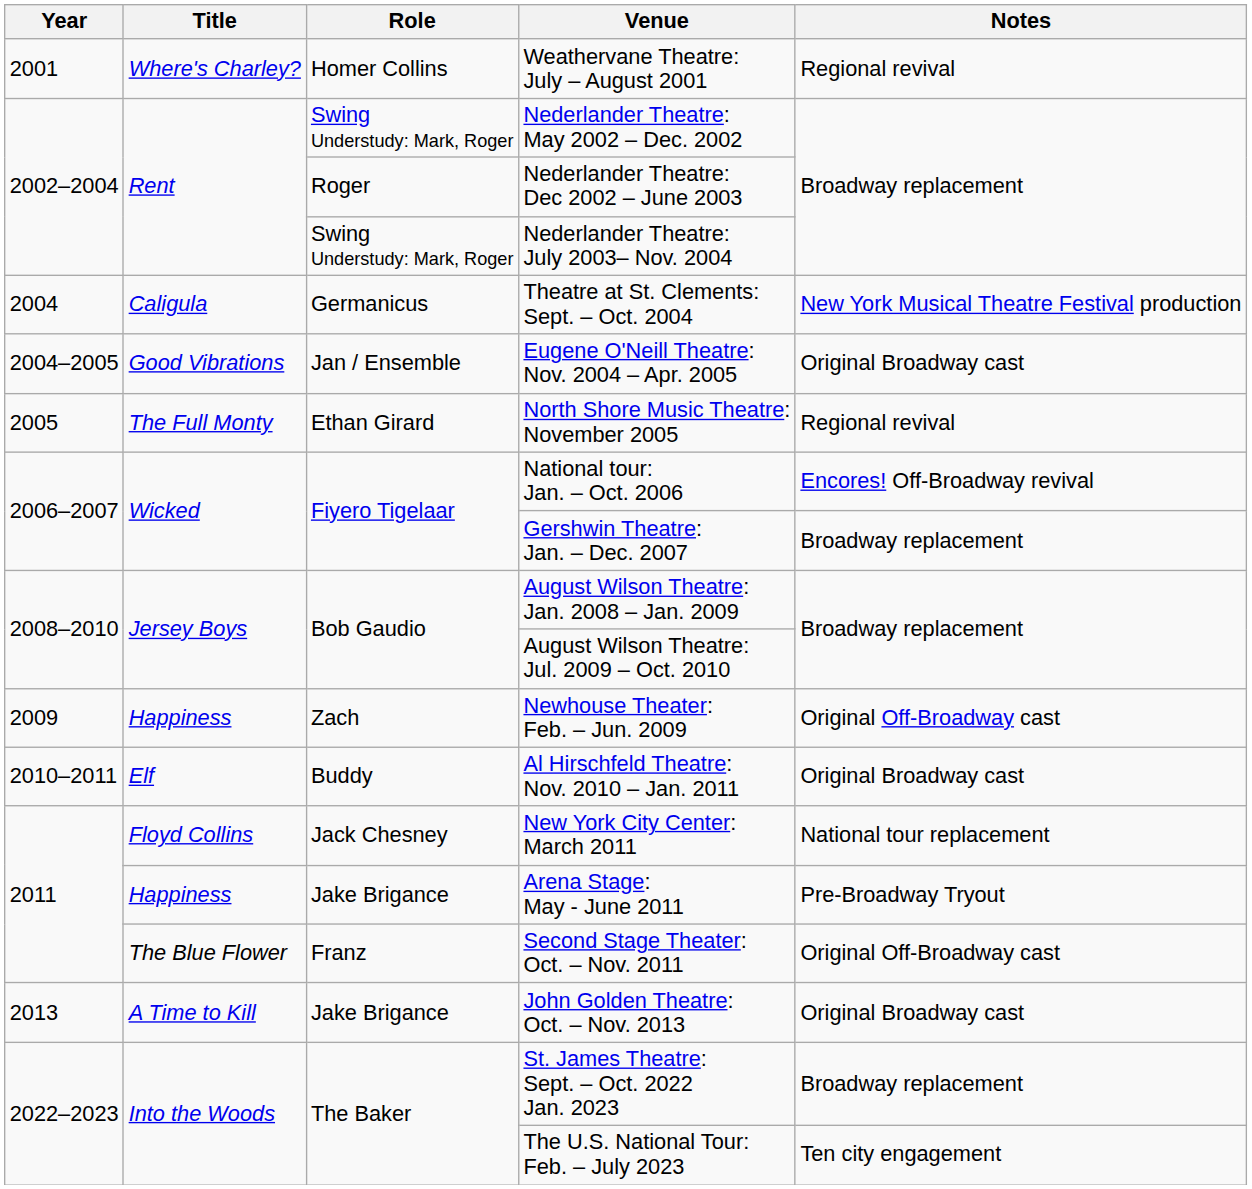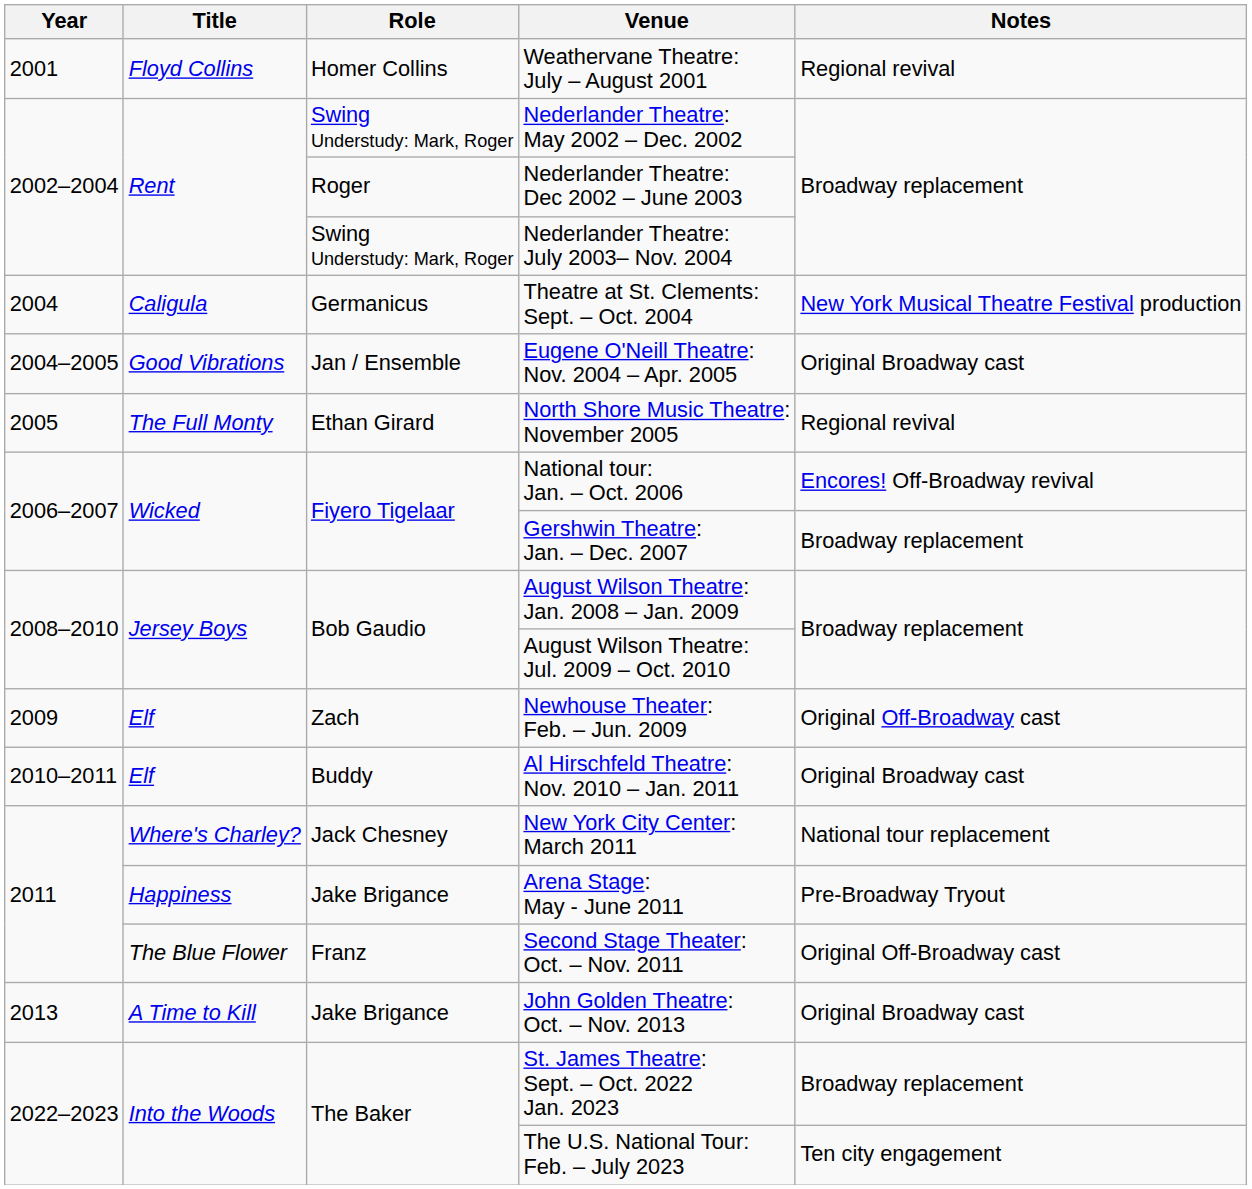(215, 68) Where's Charley? -> (191, 68) Floyd Collins
(180, 717) Happiness -> (141, 717) Elf
(191, 835) Floyd Collins -> (215, 835) Where's Charley?
